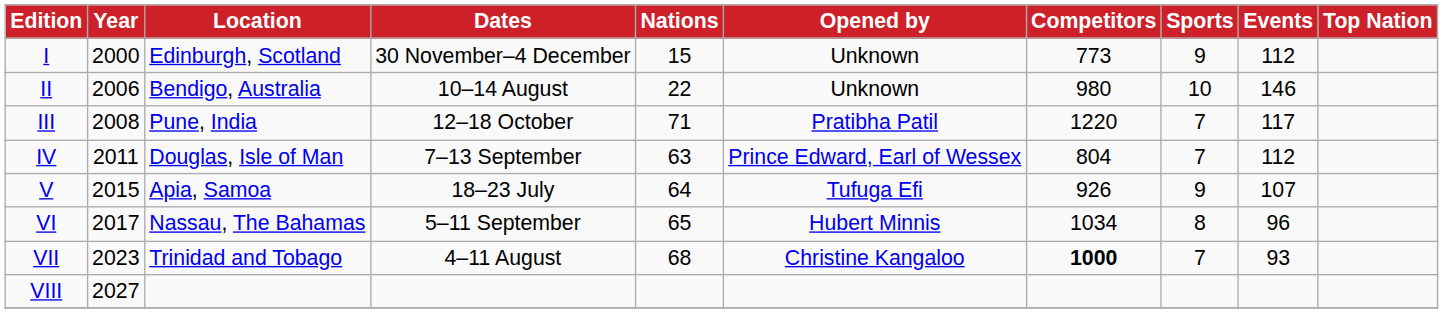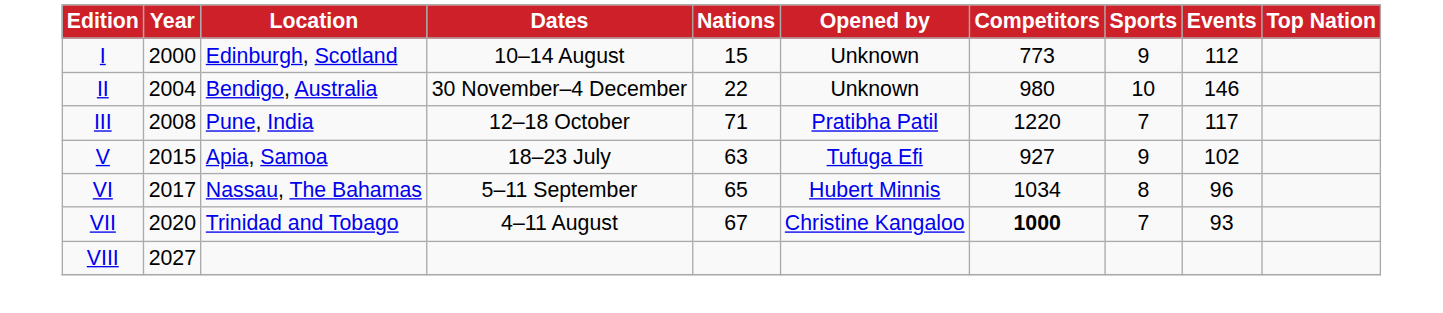(503, 55) 30 November–4 December -> (559, 55) 10–14 August
(116, 88) 2006 -> (172, 88) 2004
(503, 88) 10–14 August -> (559, 88) 30 November–4 December
- row: (46, 156)
(679, 190) 64 -> (736, 156) 63
(1094, 190) 926 -> (1037, 156) 927
(1278, 190) 107 -> (1222, 156) 102
(116, 257) 2023 -> (172, 223) 2020
(679, 257) 68 -> (736, 223) 67
